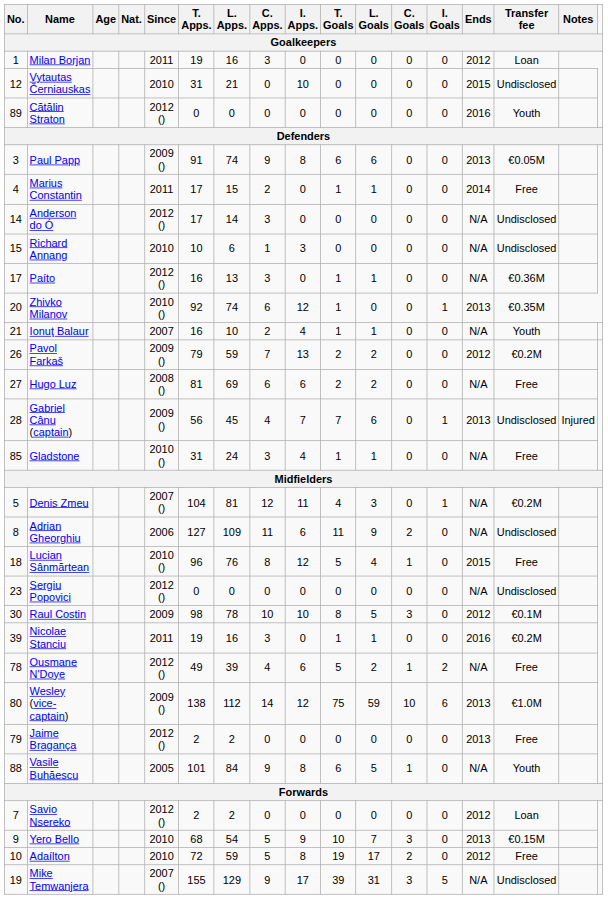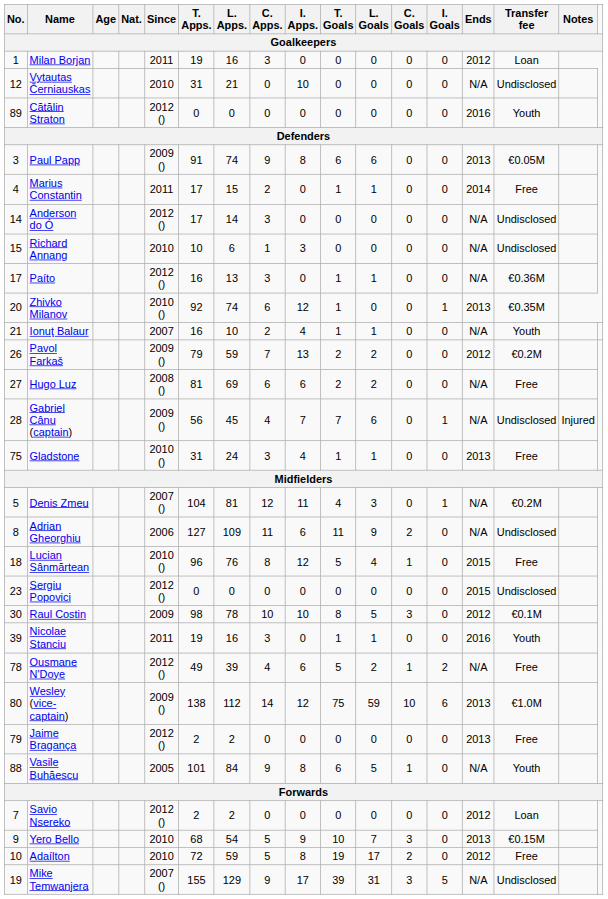(478, 84) 2015 -> (478, 84) N/A
(478, 420) 2013 -> (478, 420) N/A
(16, 456) 85 -> (16, 456) 75
(478, 456) N/A -> (478, 456) 2013
(478, 591) N/A -> (478, 591) 2015
(527, 638) €0.2M -> (527, 638) Youth
